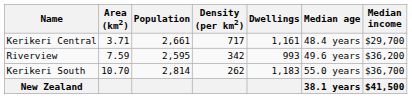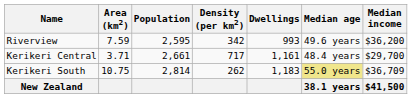rows swapped: (32, 56) <-> (52, 40)
(115, 71) 10.70 -> (115, 71) 10.75
(332, 71) no background -> (332, 71) khaki background
(385, 71) $36,700 -> (385, 71) $36,709
